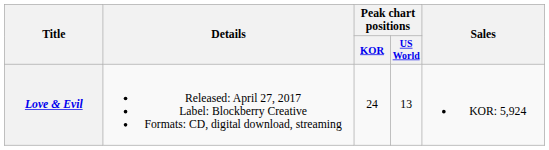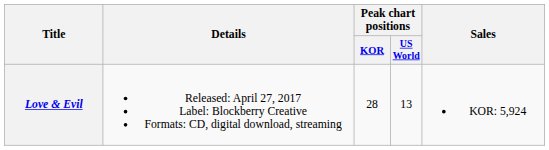(372, 104) 24 -> (372, 104) 28
